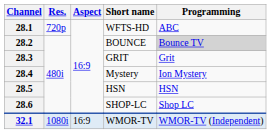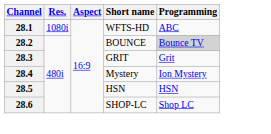(56, 27) 720p -> (57, 27) 1080i
- row: (24, 121)
